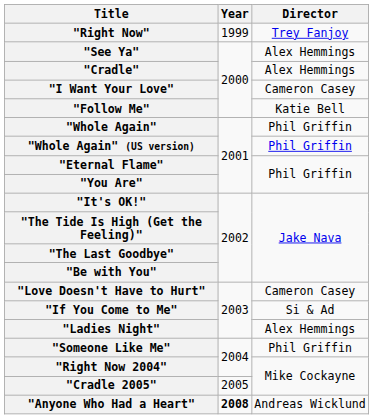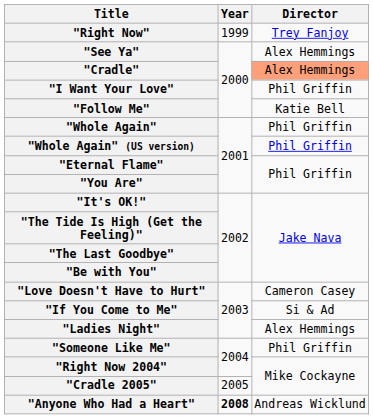(310, 70) no background -> (310, 70) lightsalmon background
(310, 89) Cameron Casey -> (310, 89) Phil Griffin
